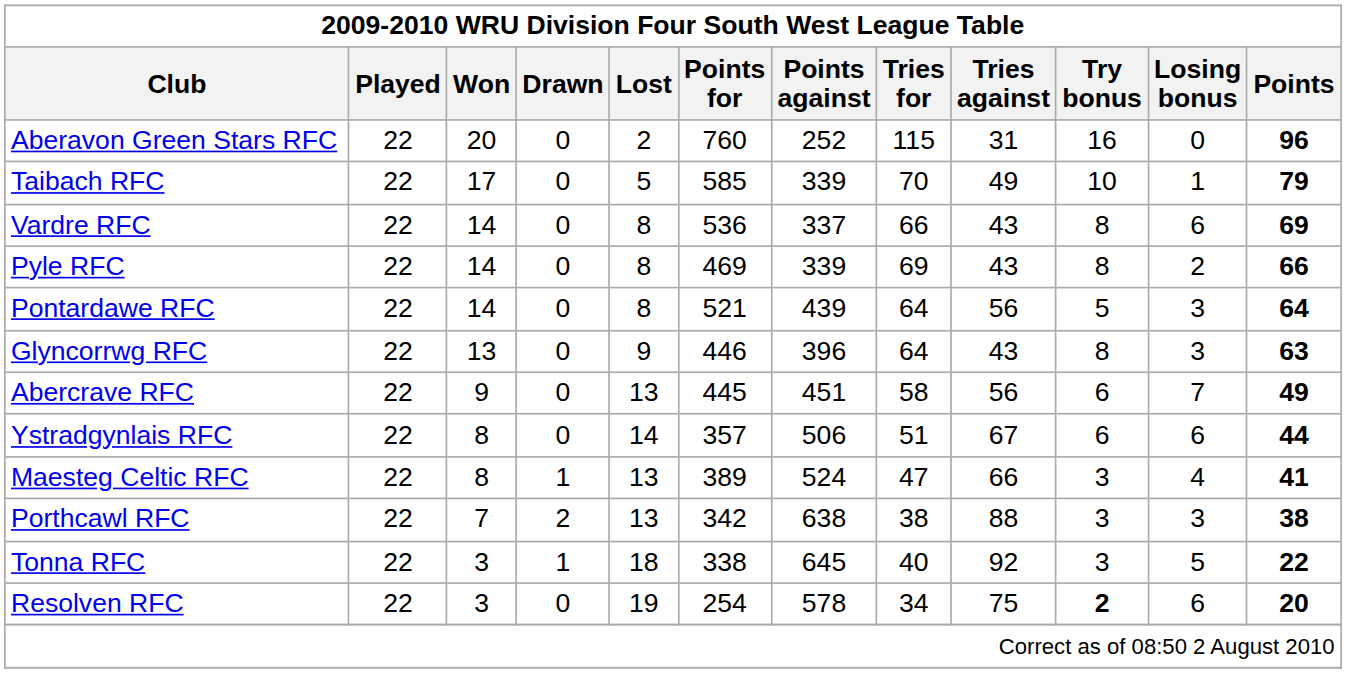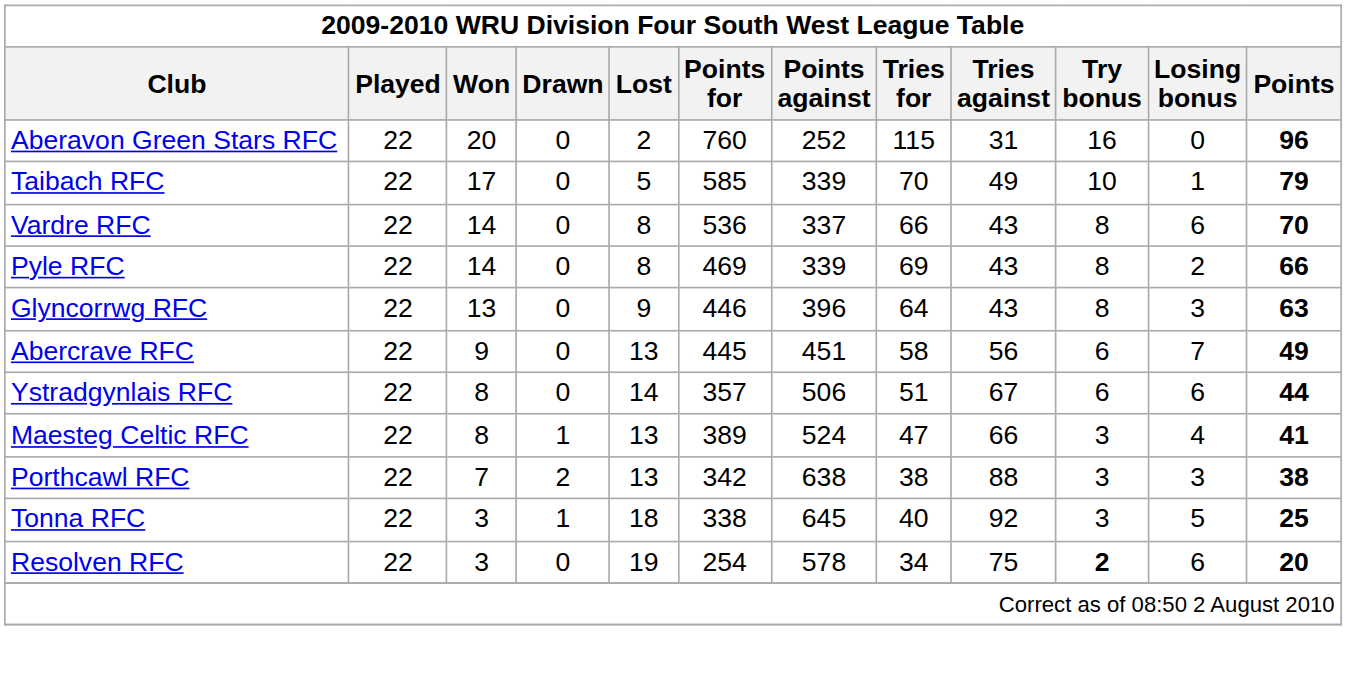(1294, 224) 69 -> (1294, 224) 70
- row: (113, 308)
(1294, 561) 22 -> (1294, 519) 25
